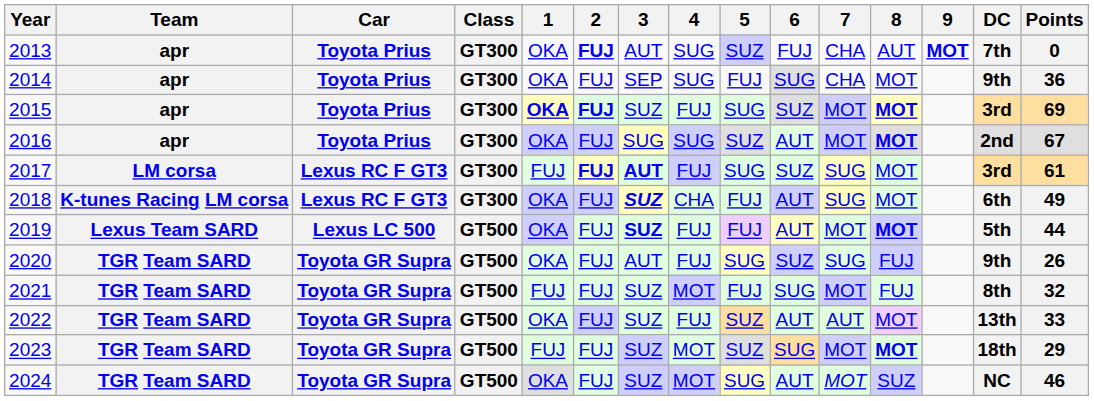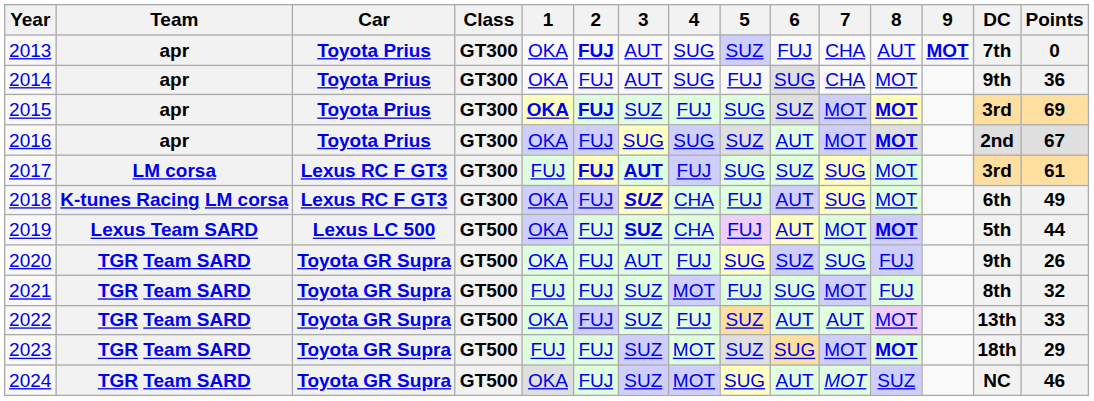(643, 80) SEP -> (643, 80) AUT
(694, 230) FUJ -> (694, 230) CHA
